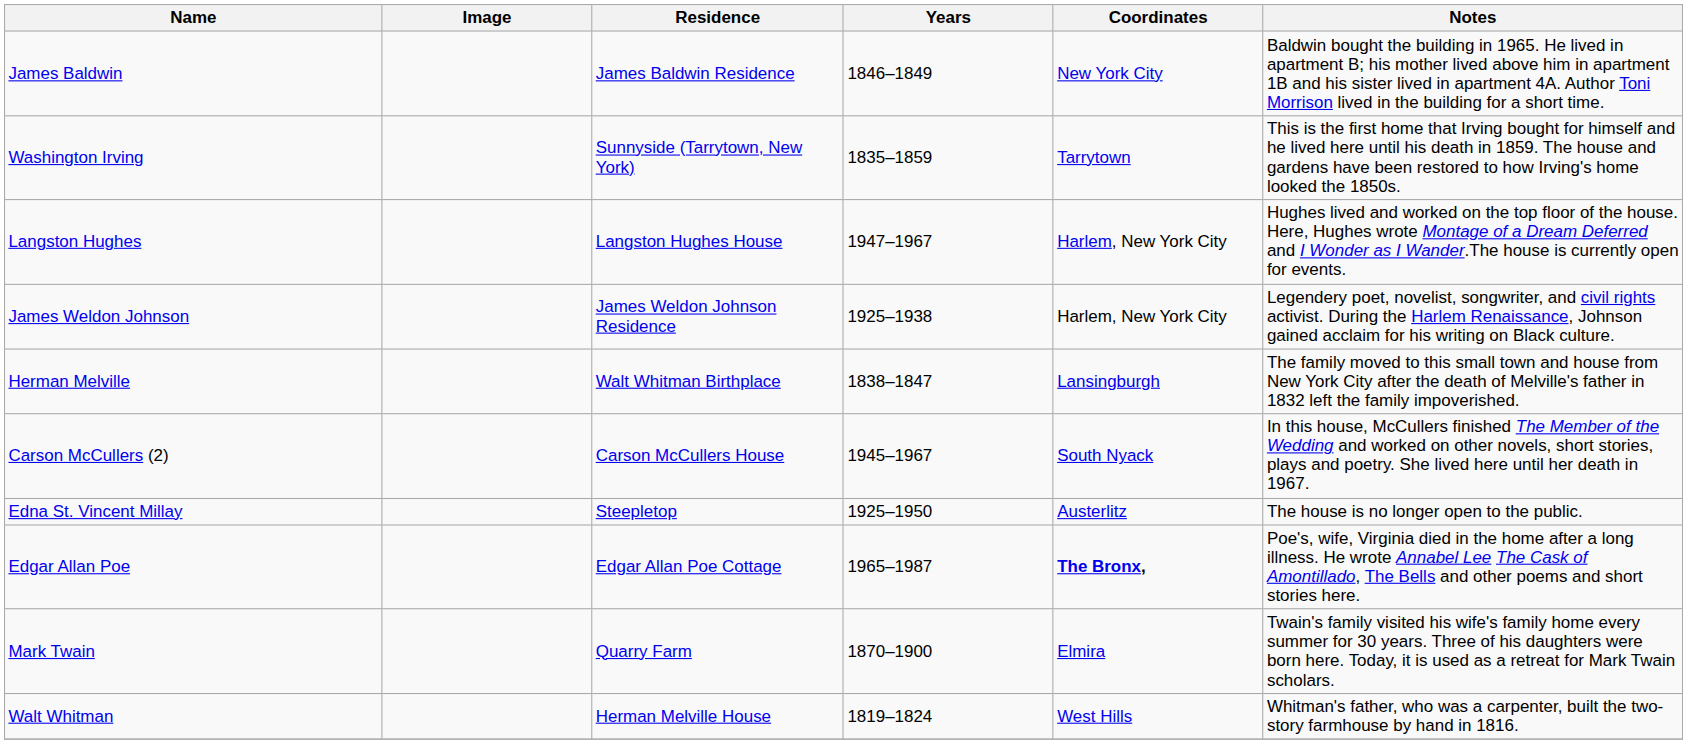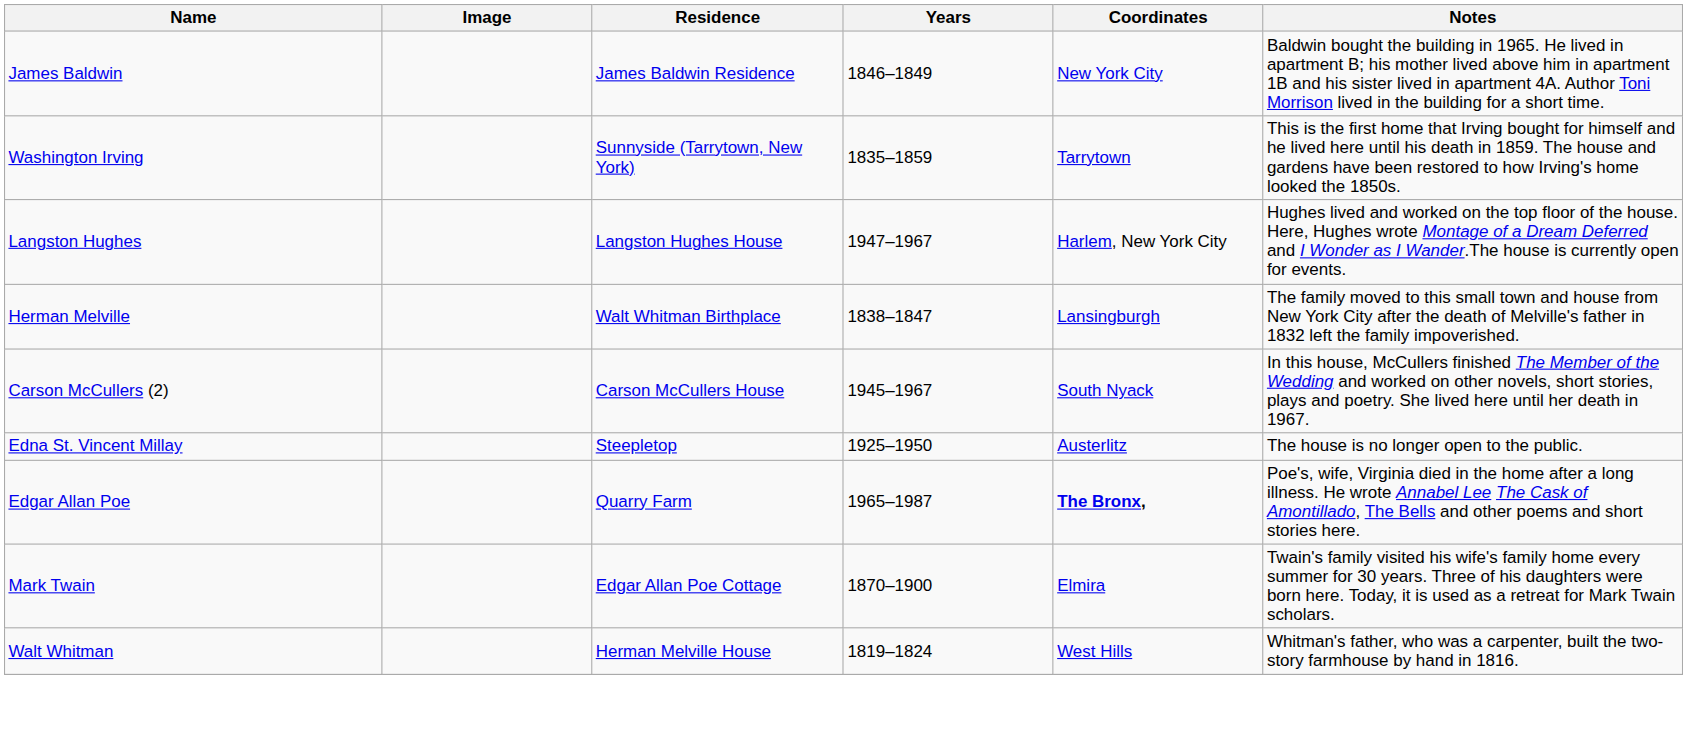- row: (99, 316)
(689, 567) Edgar Allan Poe Cottage -> (644, 501) Quarry Farm
(644, 651) Quarry Farm -> (689, 586) Edgar Allan Poe Cottage
